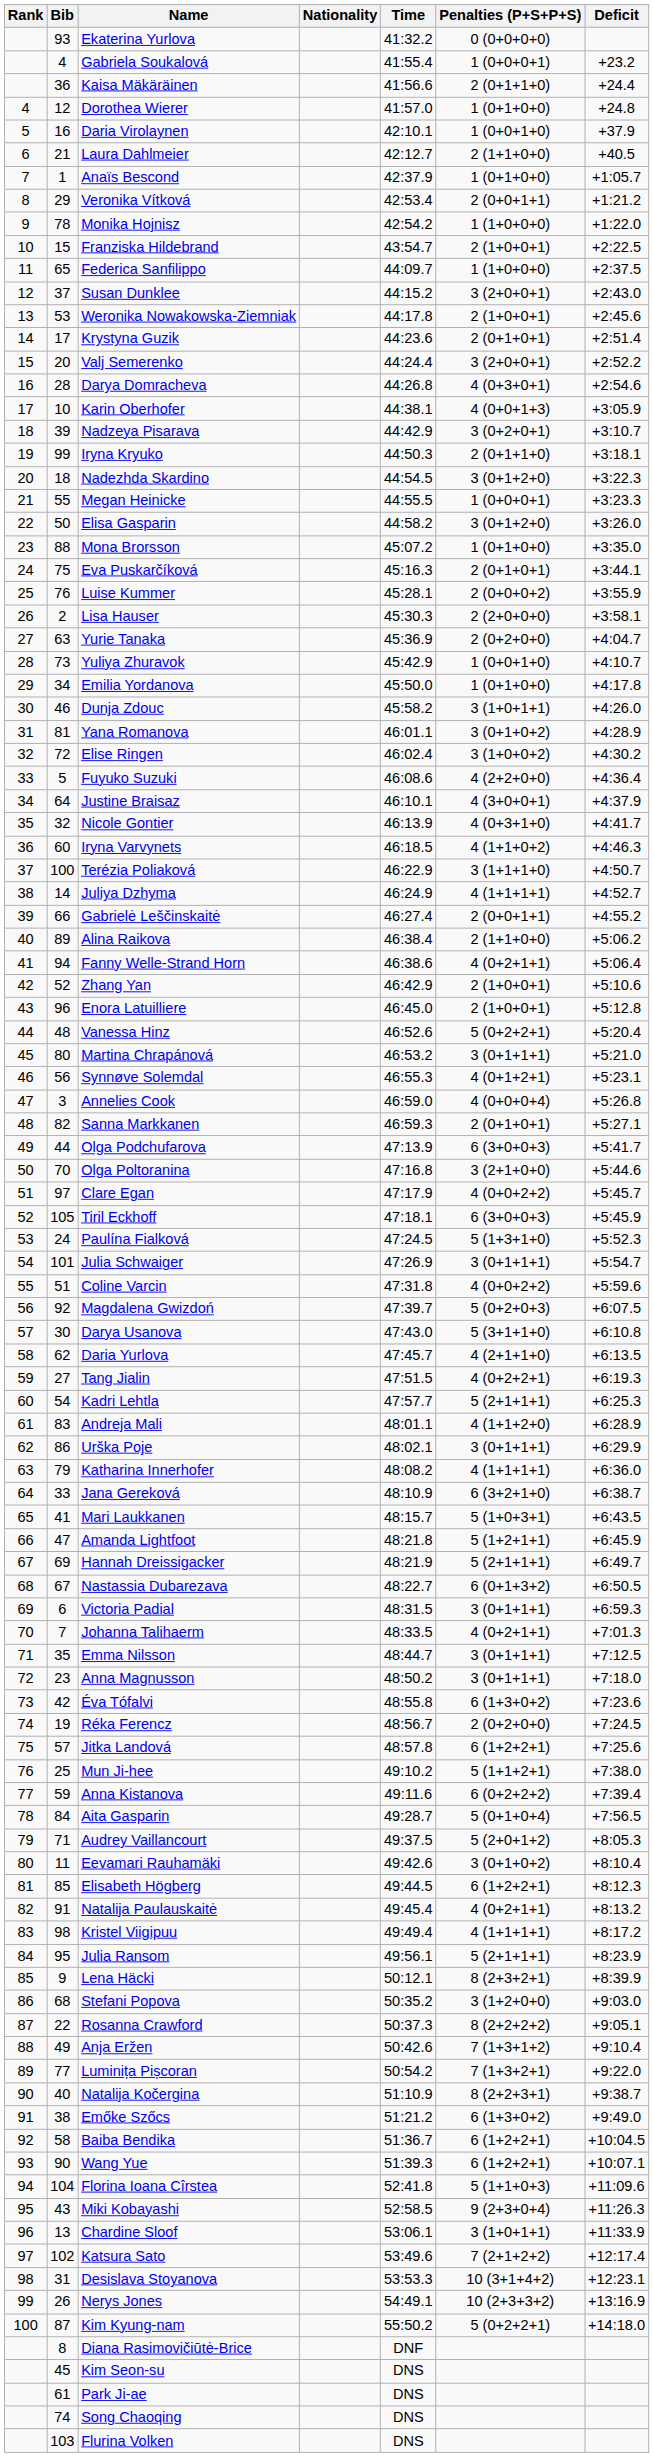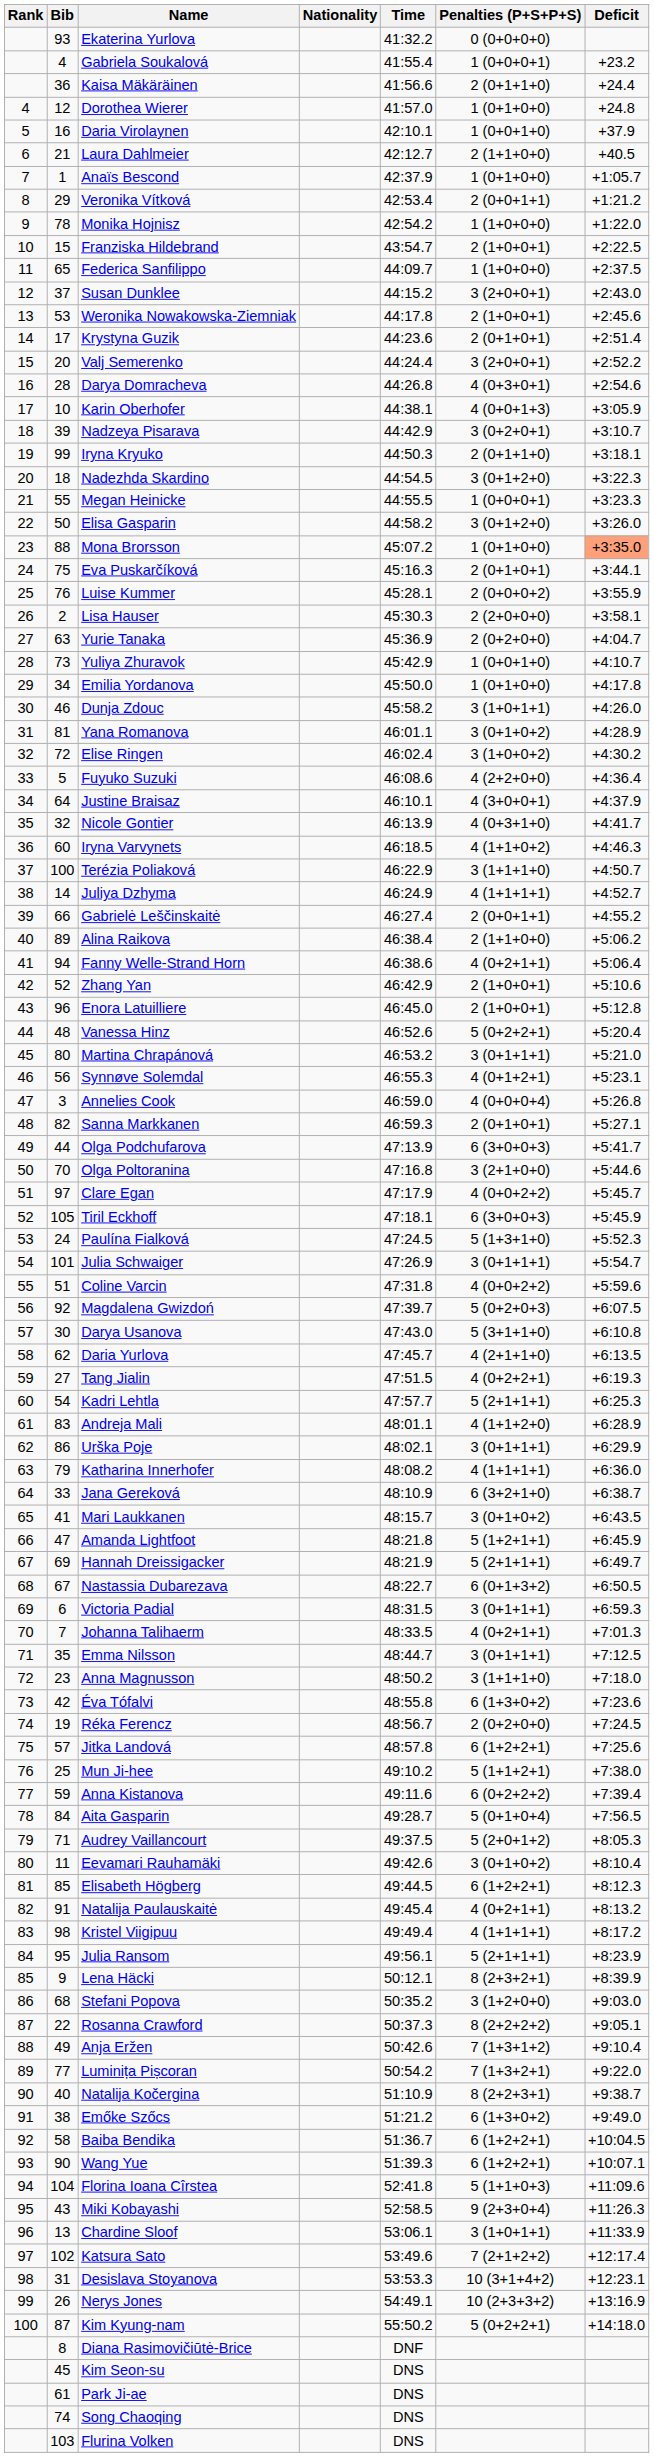(617, 547) no background -> (617, 547) lightsalmon background
(510, 1516) 5 (1+0+3+1) -> (510, 1516) 3 (0+1+0+2)
(510, 1678) 3 (0+1+1+1) -> (510, 1678) 3 (1+1+1+0)
